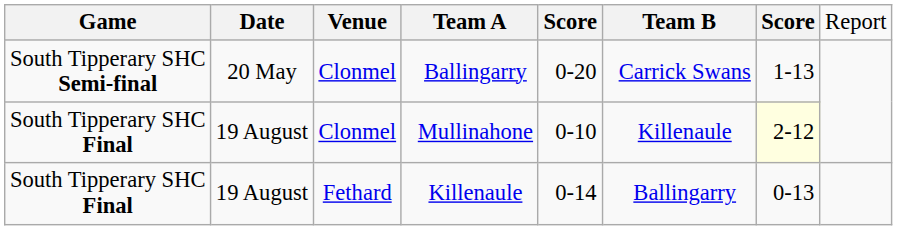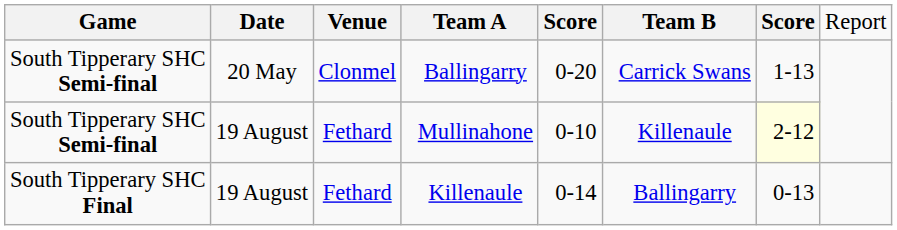(108, 132) South Tipperary SHC Final -> (108, 132) South Tipperary SHC Semi-final
(357, 132) Clonmel -> (357, 132) Fethard
